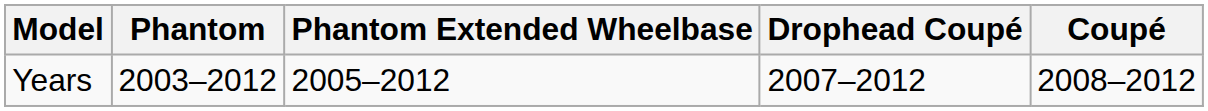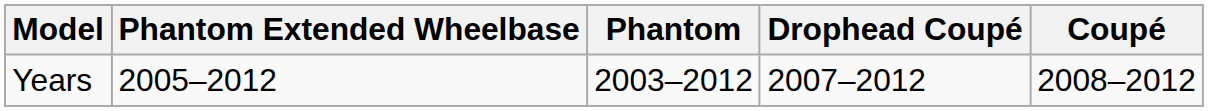columns swapped: (198, 29) <-> (522, 29)
